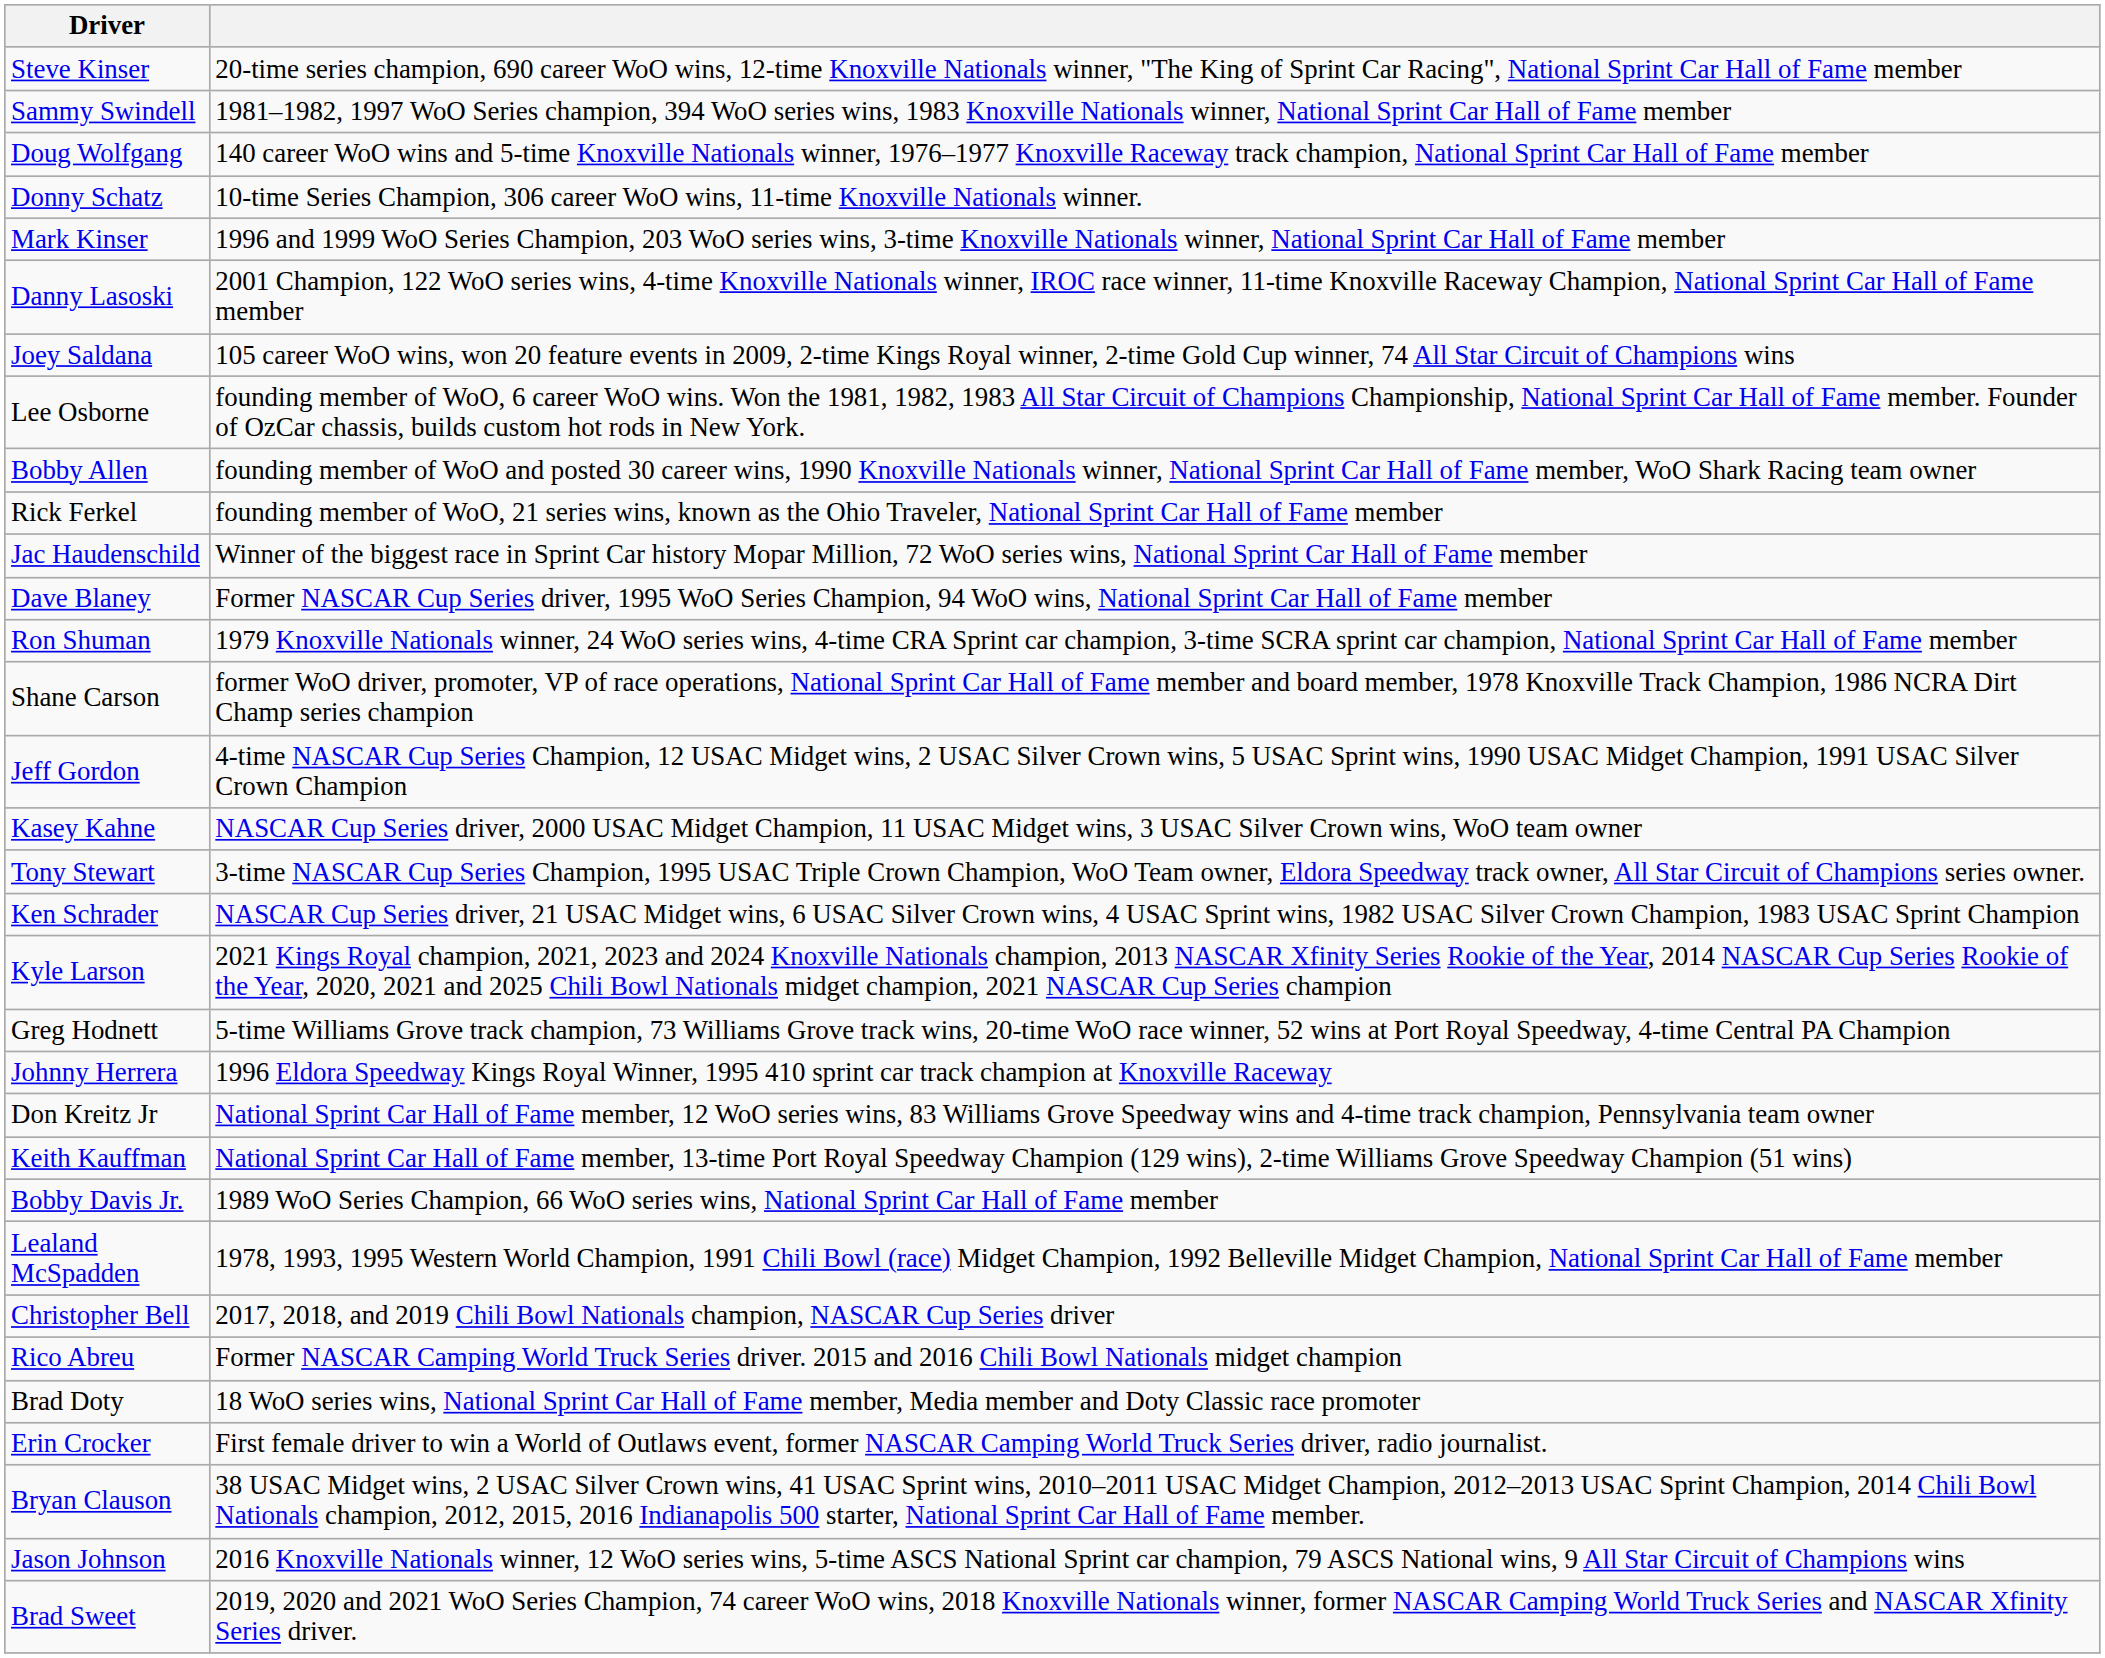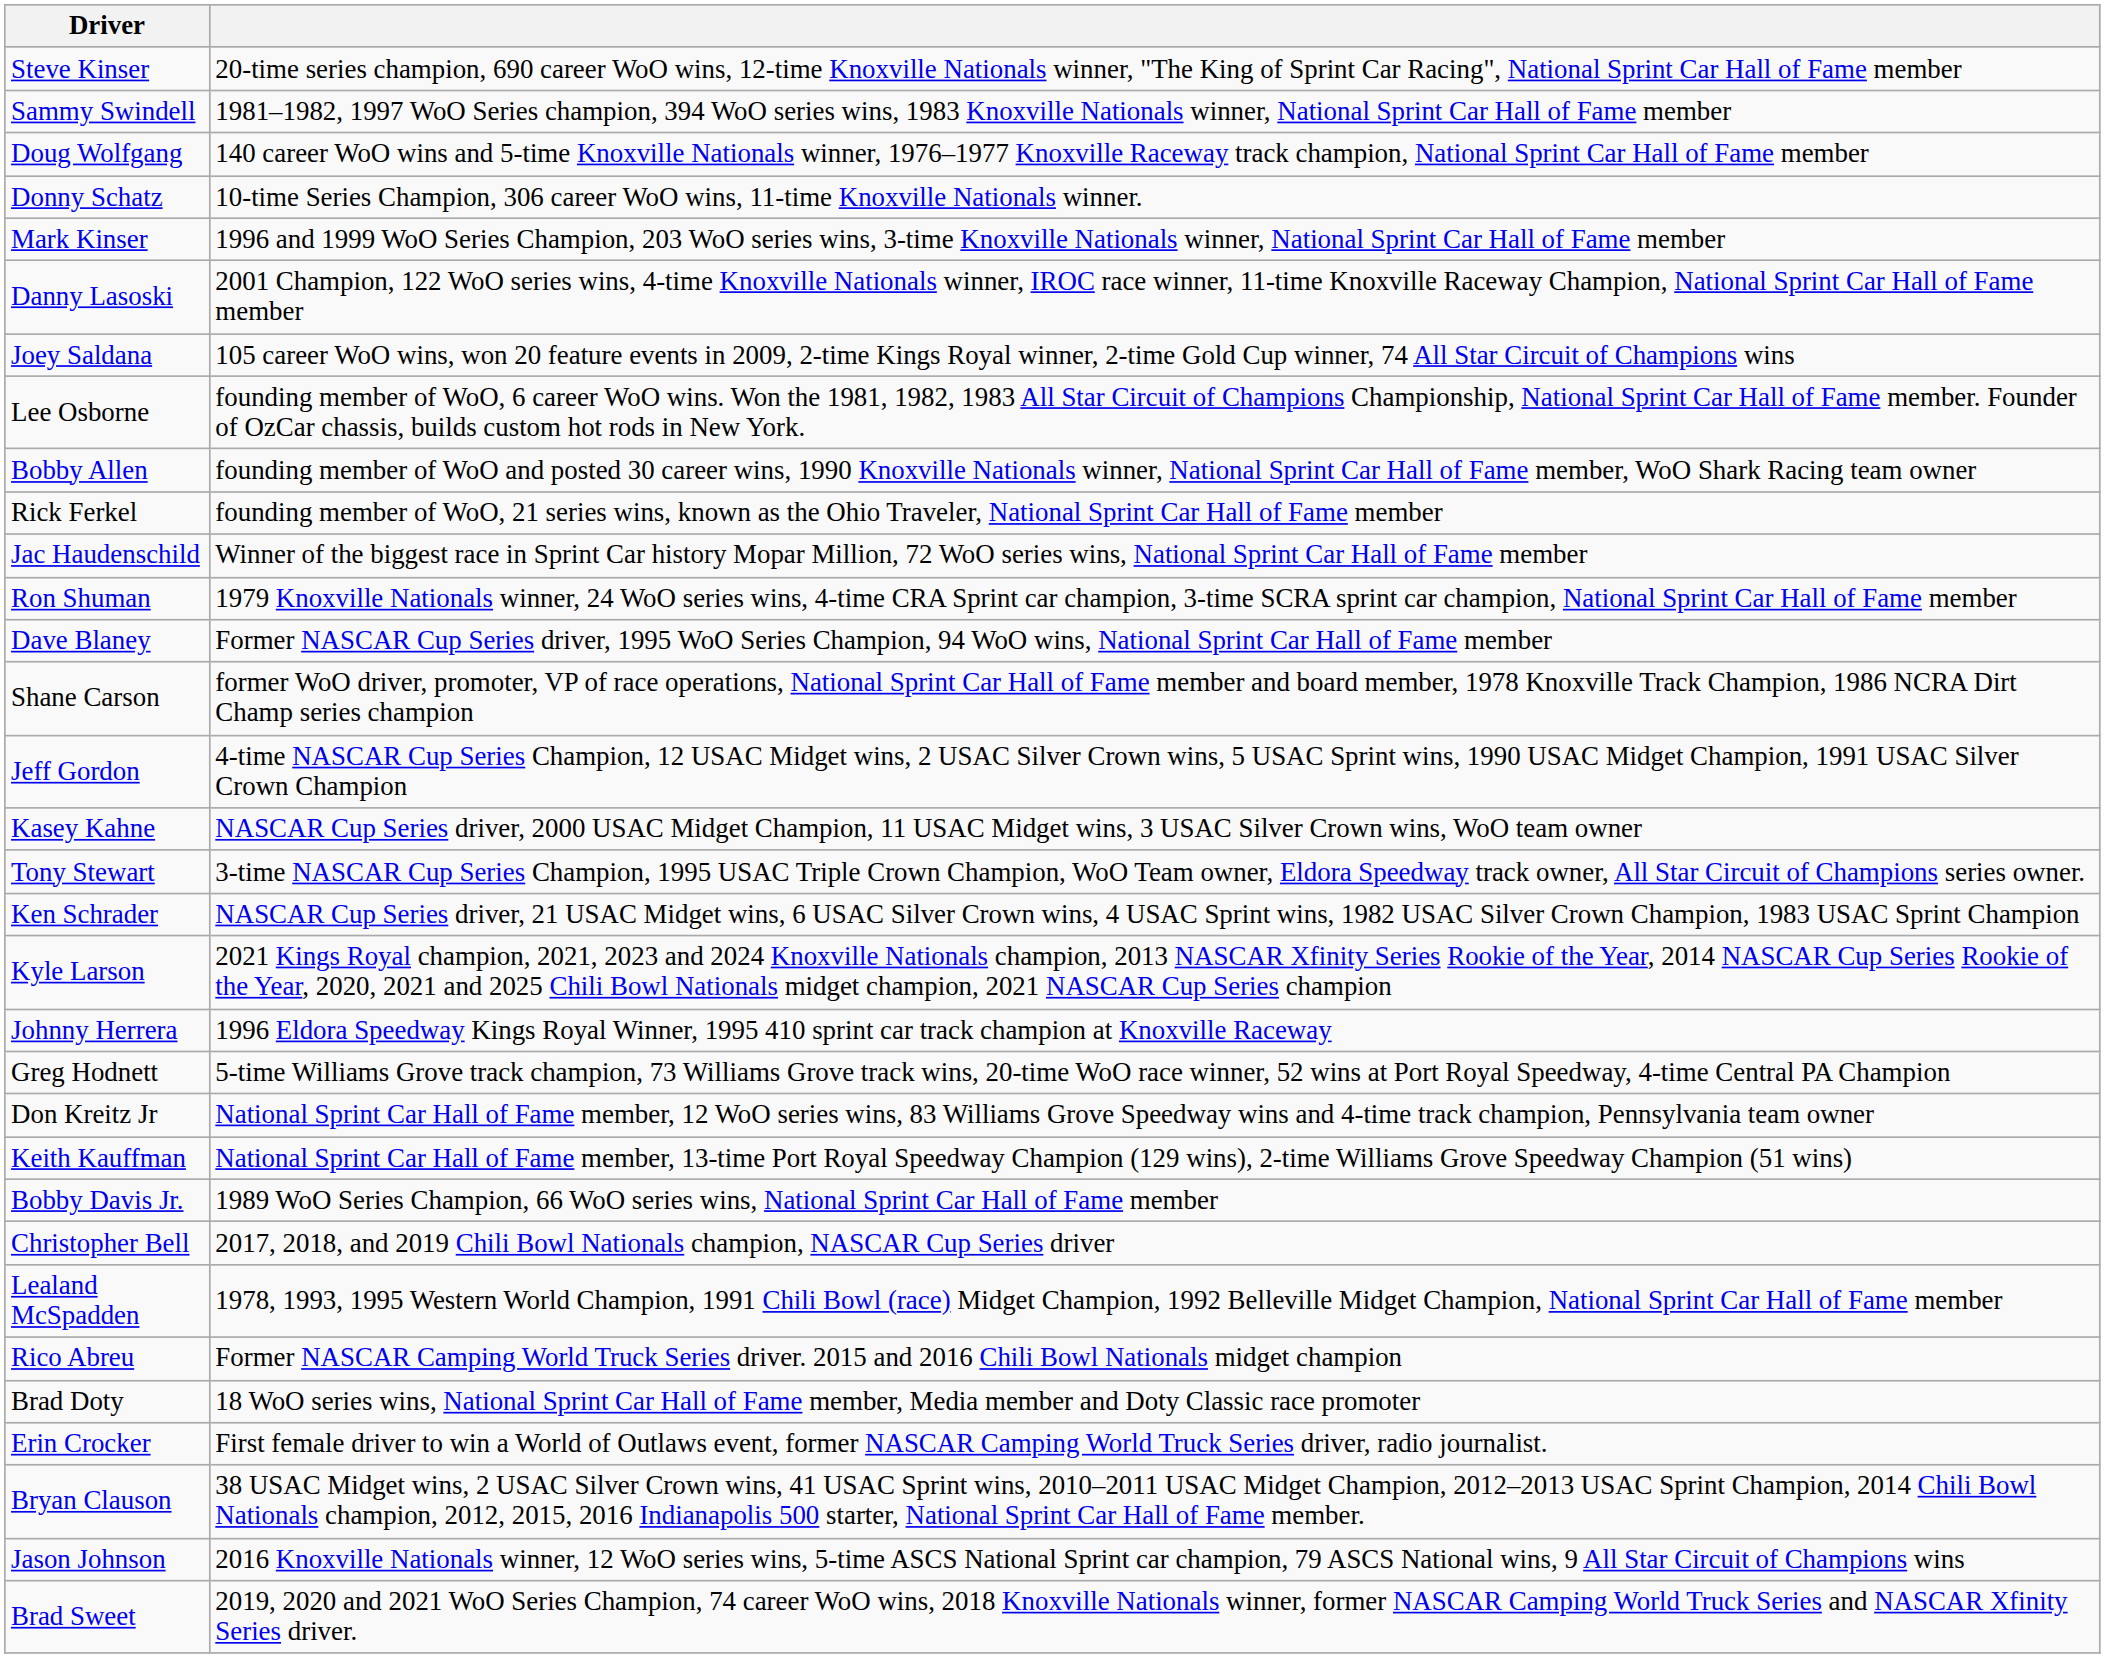rows swapped: (81, 640) <-> (81, 597)
rows swapped: (94, 1072) <-> (85, 1029)
rows swapped: (75, 1257) <-> (100, 1315)
